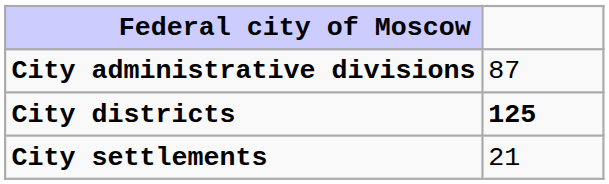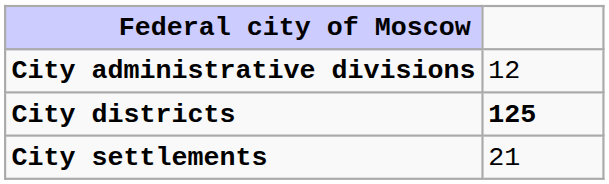(504, 71) 87 -> (504, 71) 12
